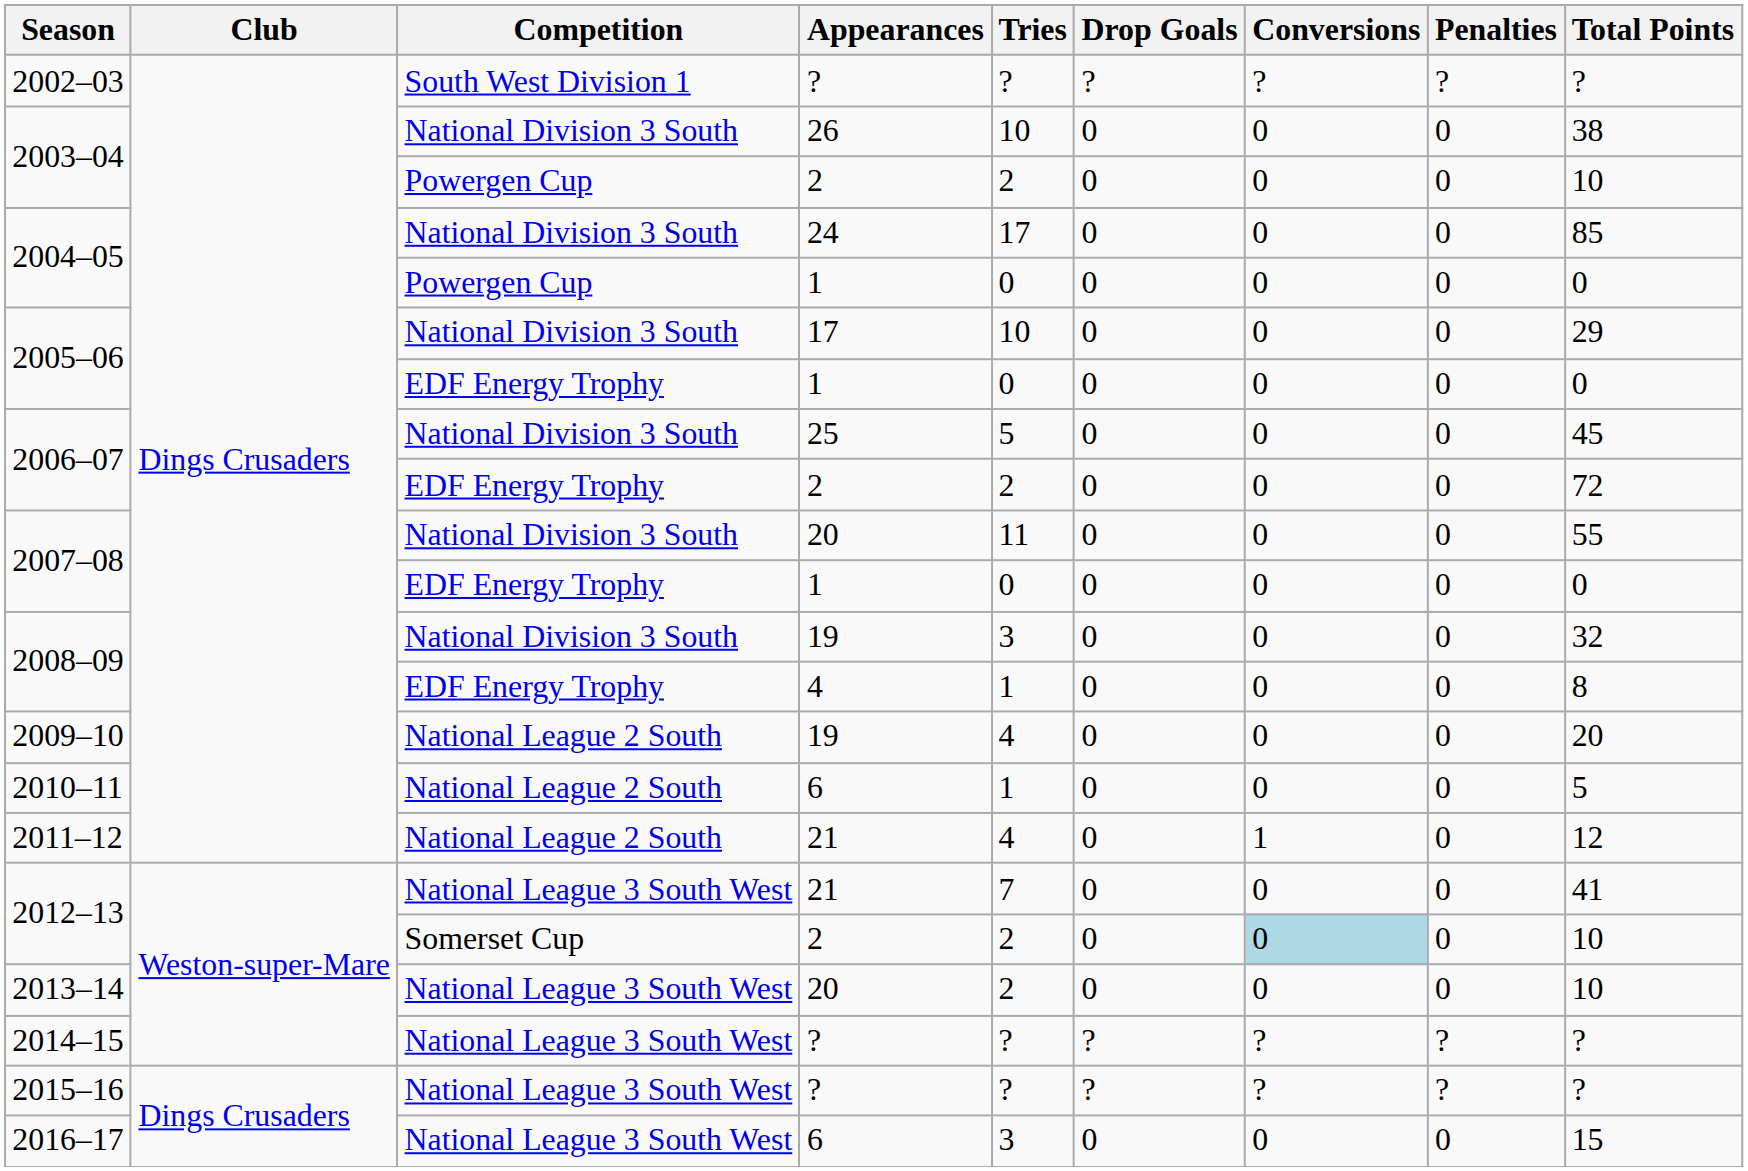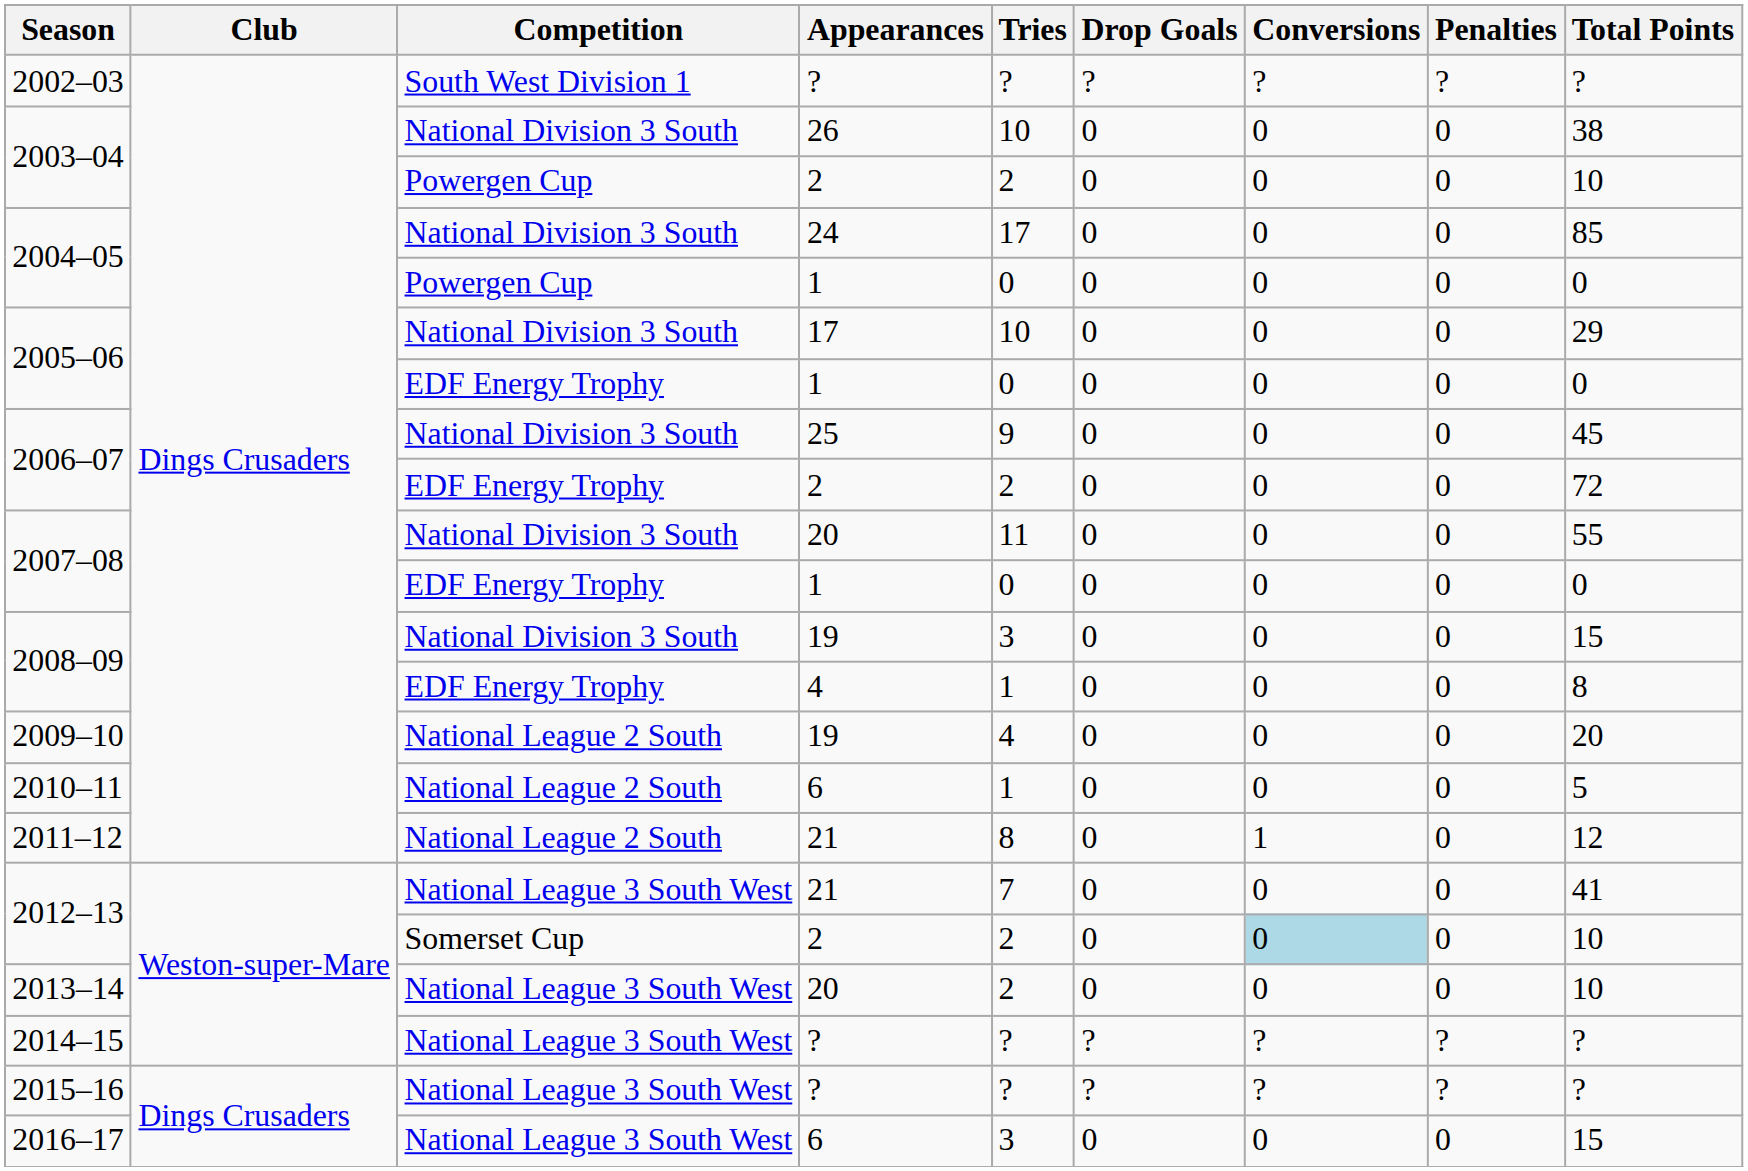(1006, 433) 5 -> (1006, 433) 9
(1588, 635) 32 -> (1588, 635) 15
(1006, 837) 4 -> (1006, 837) 8
